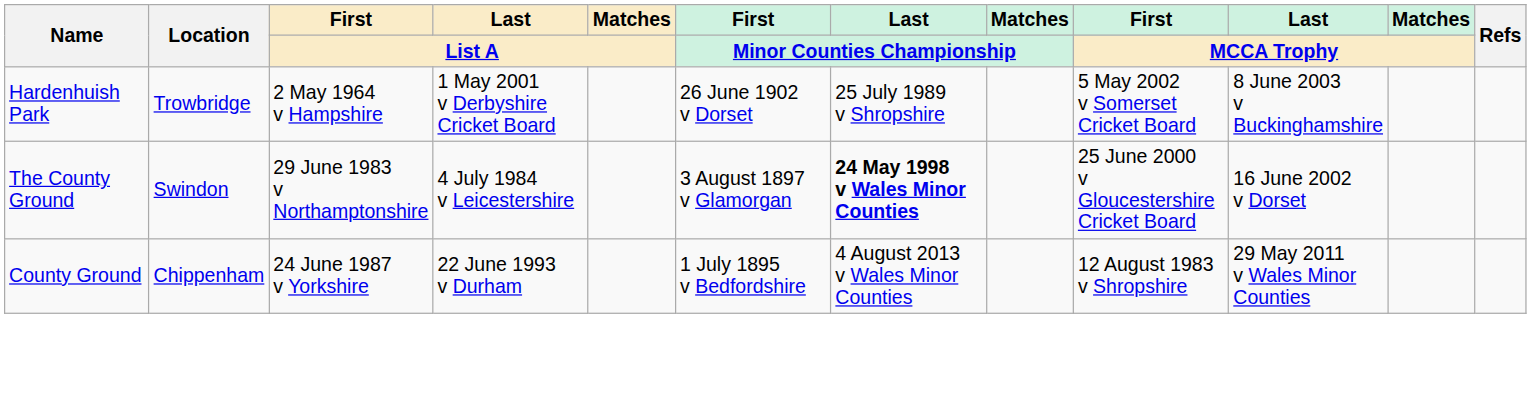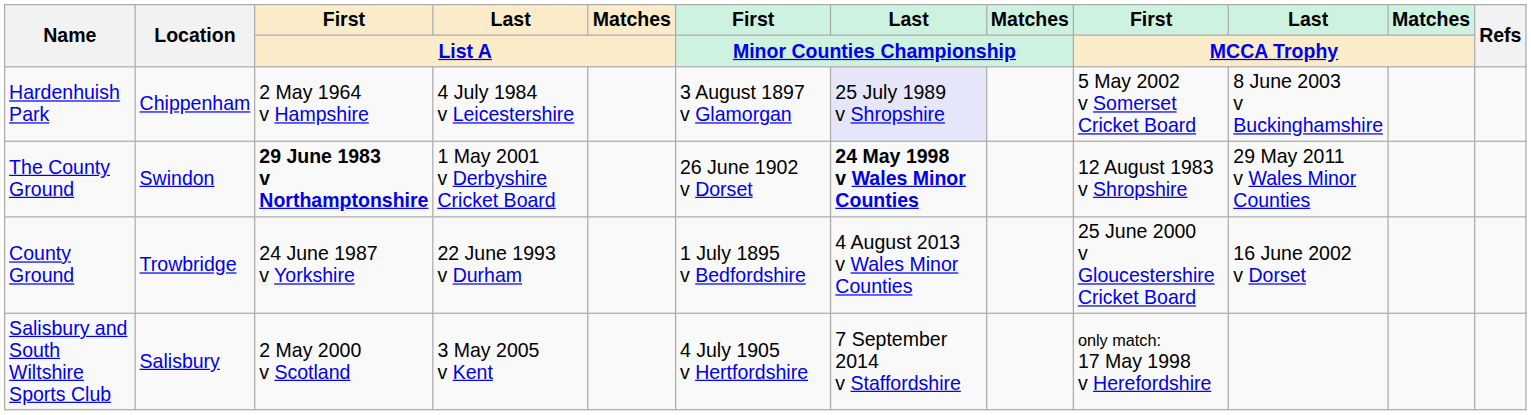(202, 103) Trowbridge -> (195, 103) Chippenham
(497, 103) 1 May 2001 v Derbyshire Cricket Board -> (506, 103) 4 July 1984 v Leicestershire
(739, 103) 26 June 1902 v Dorset -> (742, 103) 3 August 1897 v Glamorgan
(891, 103) no background -> (891, 103) lavender background
(351, 189) normal -> (344, 178) bold
(506, 189) 4 July 1984 v Leicestershire -> (497, 178) 1 May 2001 v Derbyshire Cricket Board
(742, 189) 3 August 1897 v Glamorgan -> (739, 178) 26 June 1902 v Dorset
(1146, 189) 25 June 2000 v Gloucestershire Cricket Board -> (1146, 178) 12 August 1983 v Shropshire
(1292, 189) 16 June 2002 v Dorset -> (1295, 178) 29 May 2011 v Wales Minor Counties
(209, 275) Chippenham -> (188, 264) Trowbridge
(1146, 275) 12 August 1983 v Shropshire -> (1146, 264) 25 June 2000 v Gloucestershire Cricket Board
(1295, 275) 29 May 2011 v Wales Minor Counties -> (1292, 264) 16 June 2002 v Dorset
+ row: (68, 361)
